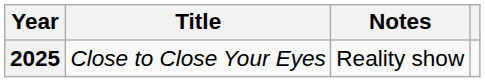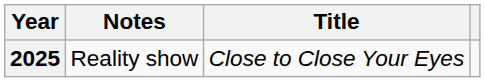columns swapped: (198, 22) <-> (400, 22)
